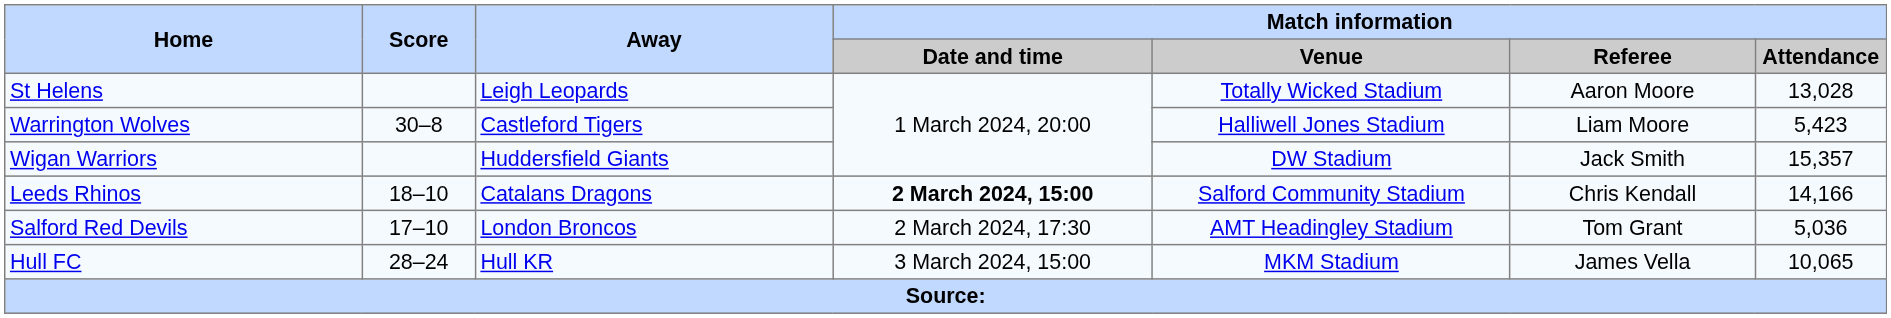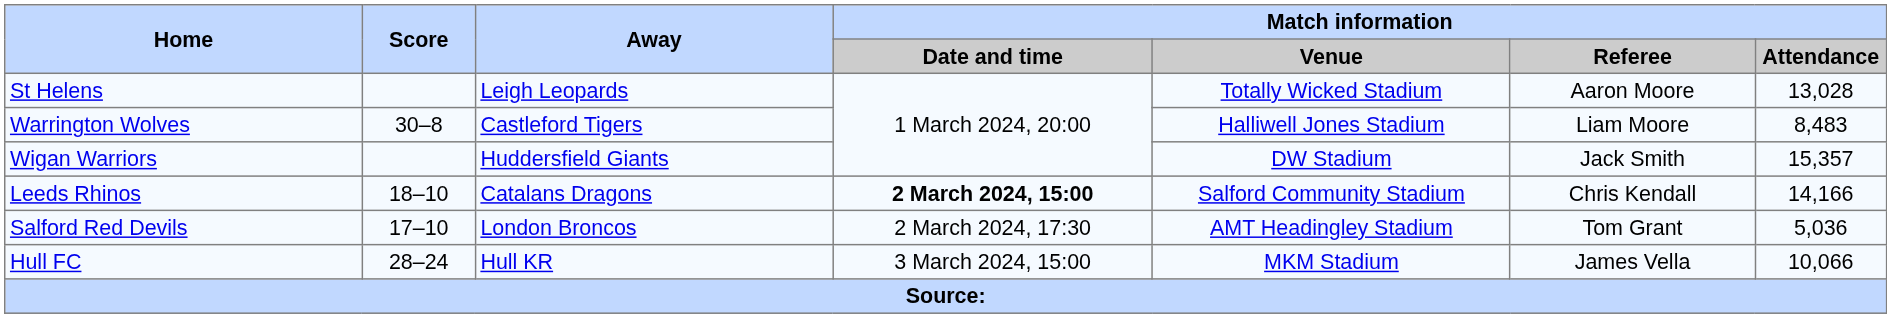(1821, 125) 5,423 -> (1821, 125) 8,483
(1821, 262) 10,065 -> (1821, 262) 10,066
